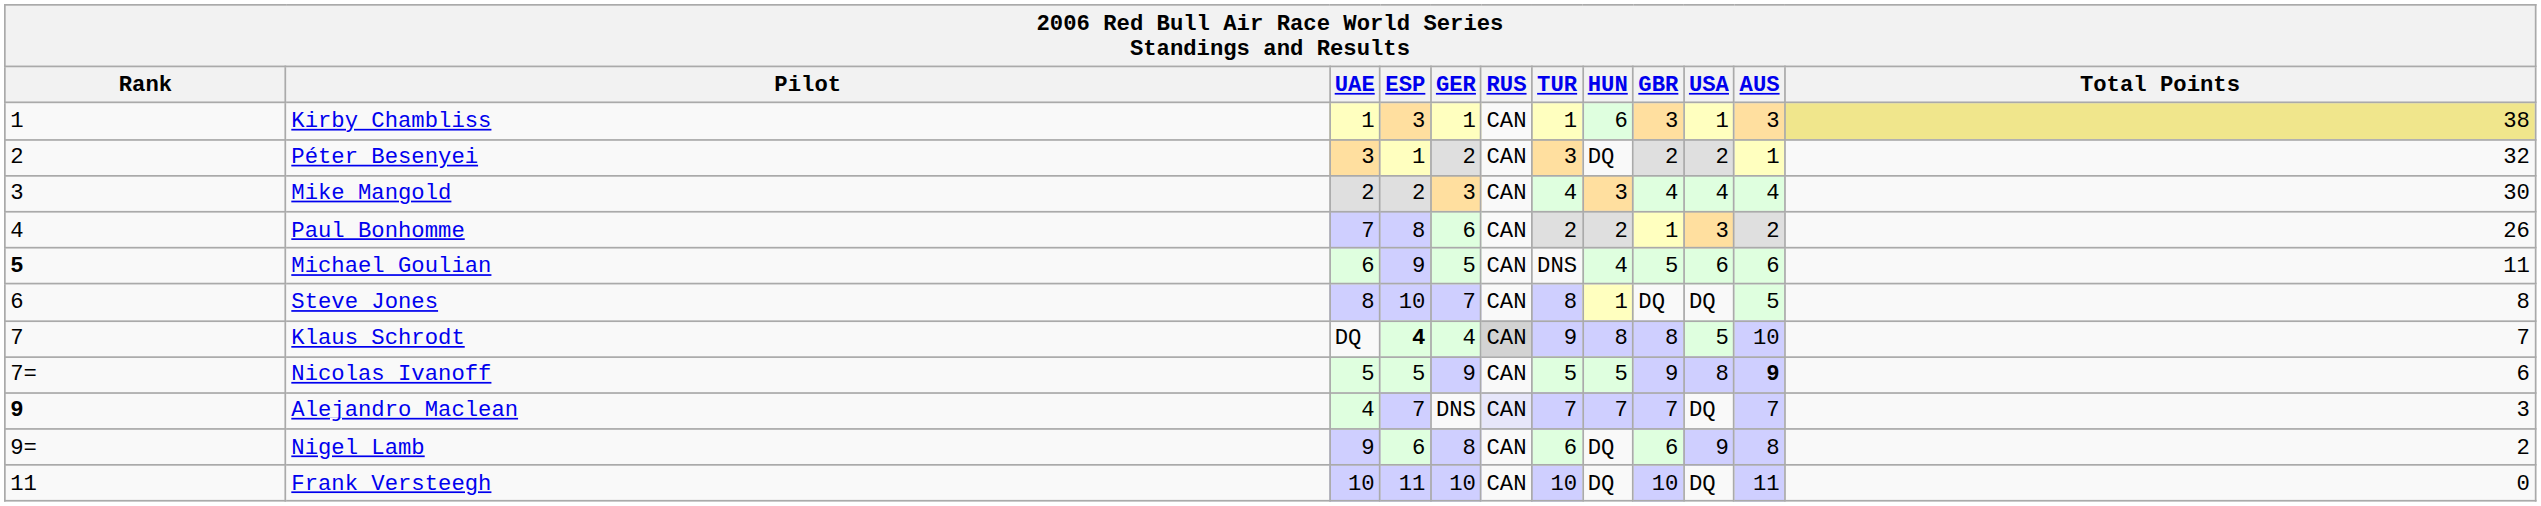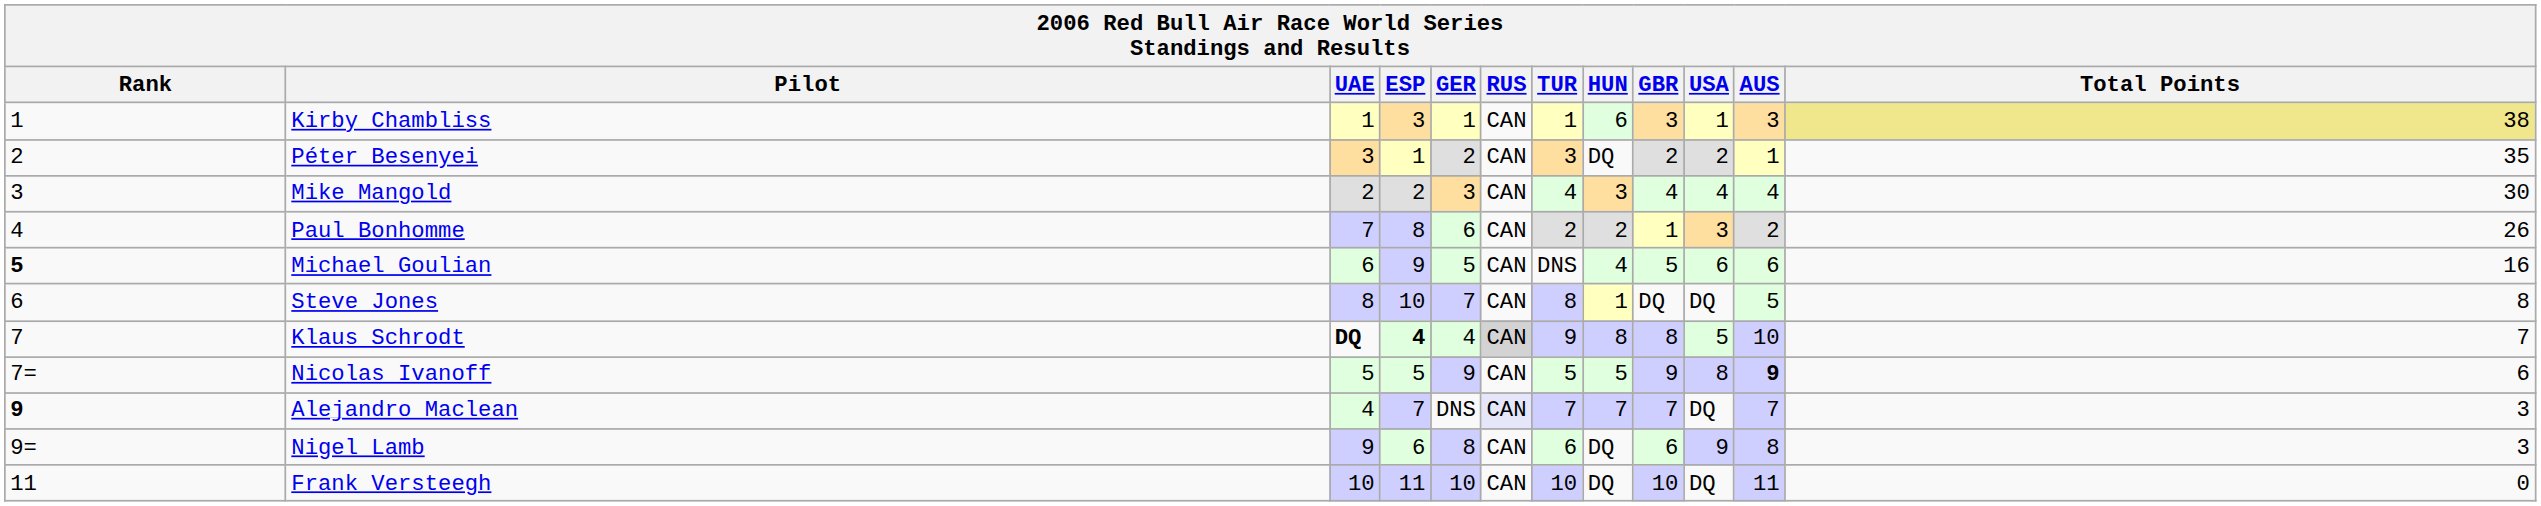(2516, 157) 32 -> (2516, 157) 35
(2516, 266) 11 -> (2516, 266) 16
(1348, 338) normal -> (1348, 338) bold
(2523, 447) 2 -> (2523, 447) 3
